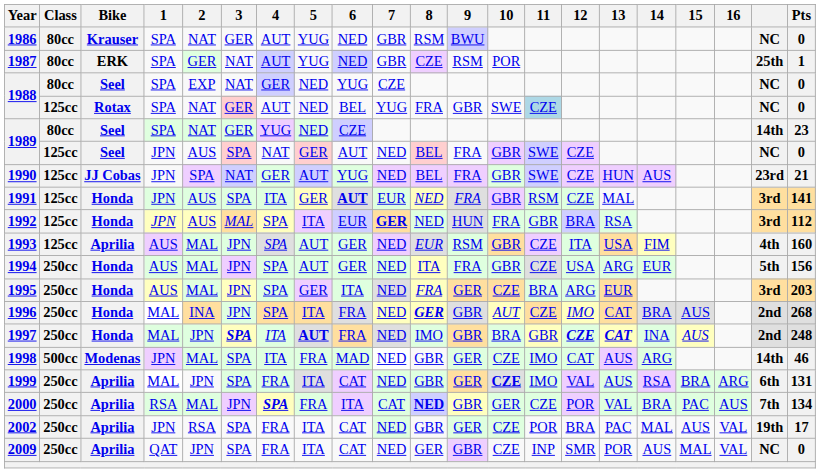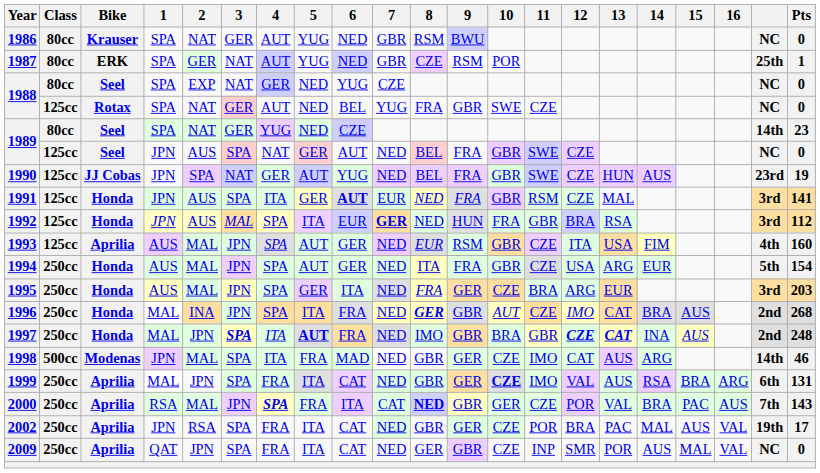(543, 107) lightblue background -> (543, 107) no background
(801, 175) 21 -> (801, 175) 19
(801, 267) 156 -> (801, 267) 154
(801, 404) 134 -> (801, 404) 143
